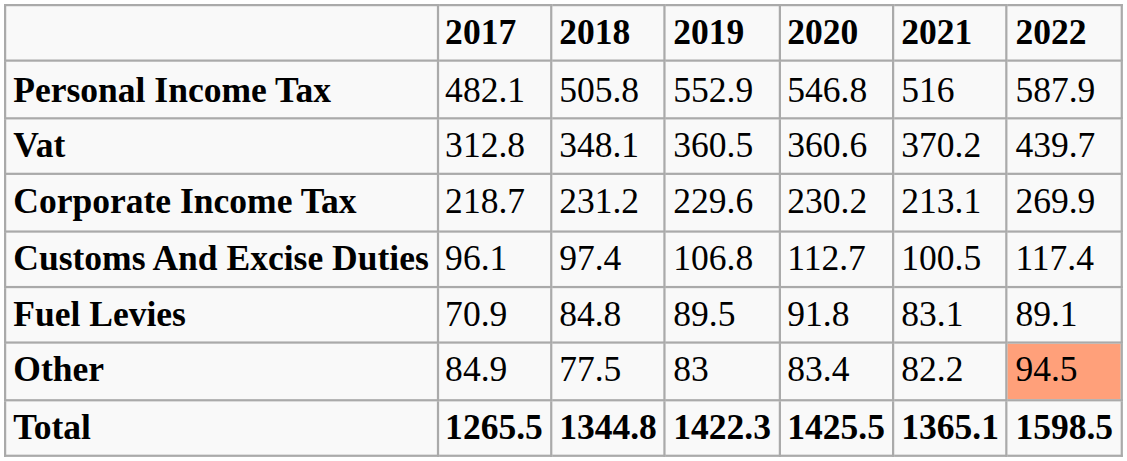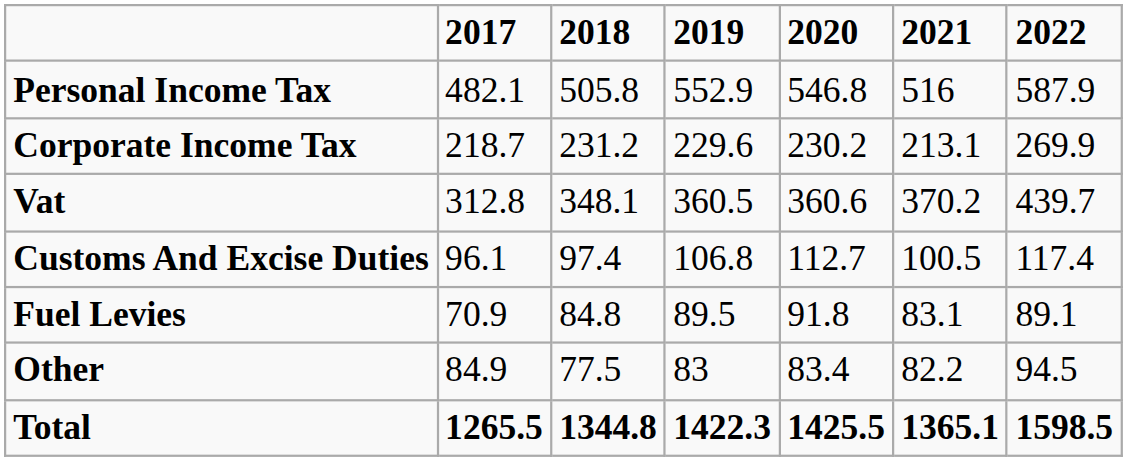rows swapped: (39, 145) <-> (185, 201)
(1046, 370) lightsalmon background -> (1046, 370) no background
